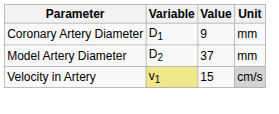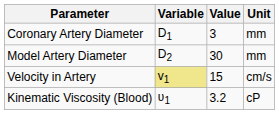(204, 34) 9 -> (213, 34) 3
(207, 55) 37 -> (216, 55) 30
(250, 77) lightgrey background -> (259, 77) no background
+ row: (80, 98)
